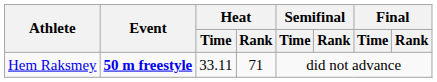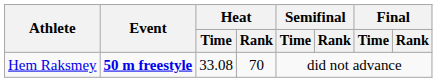(216, 65) 33.11 -> (216, 65) 33.08
(256, 65) 71 -> (256, 65) 70
